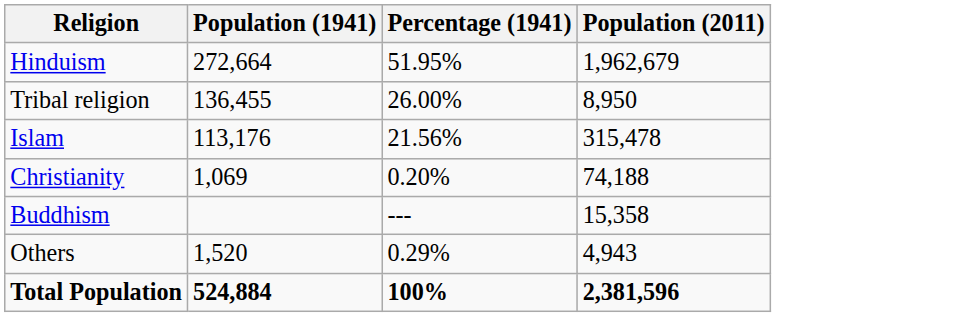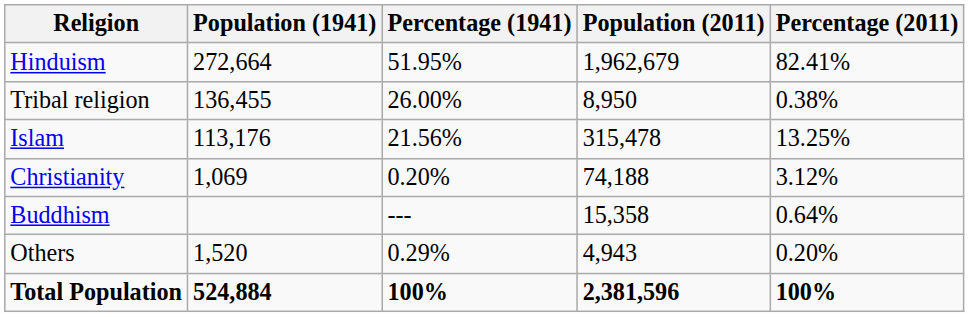+ column: (867, 23)
